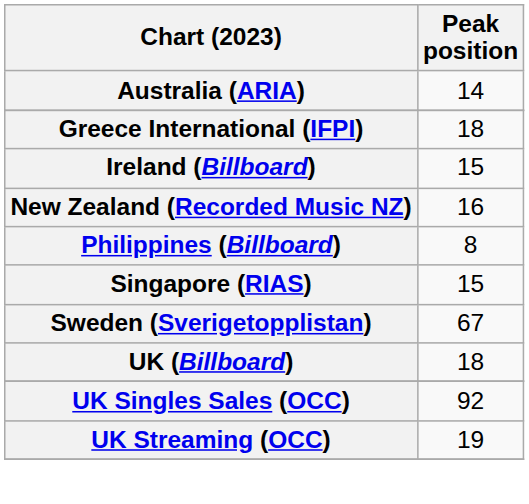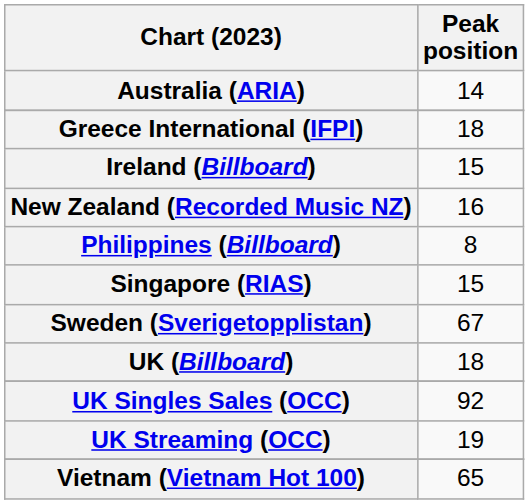+ row: (211, 478)
